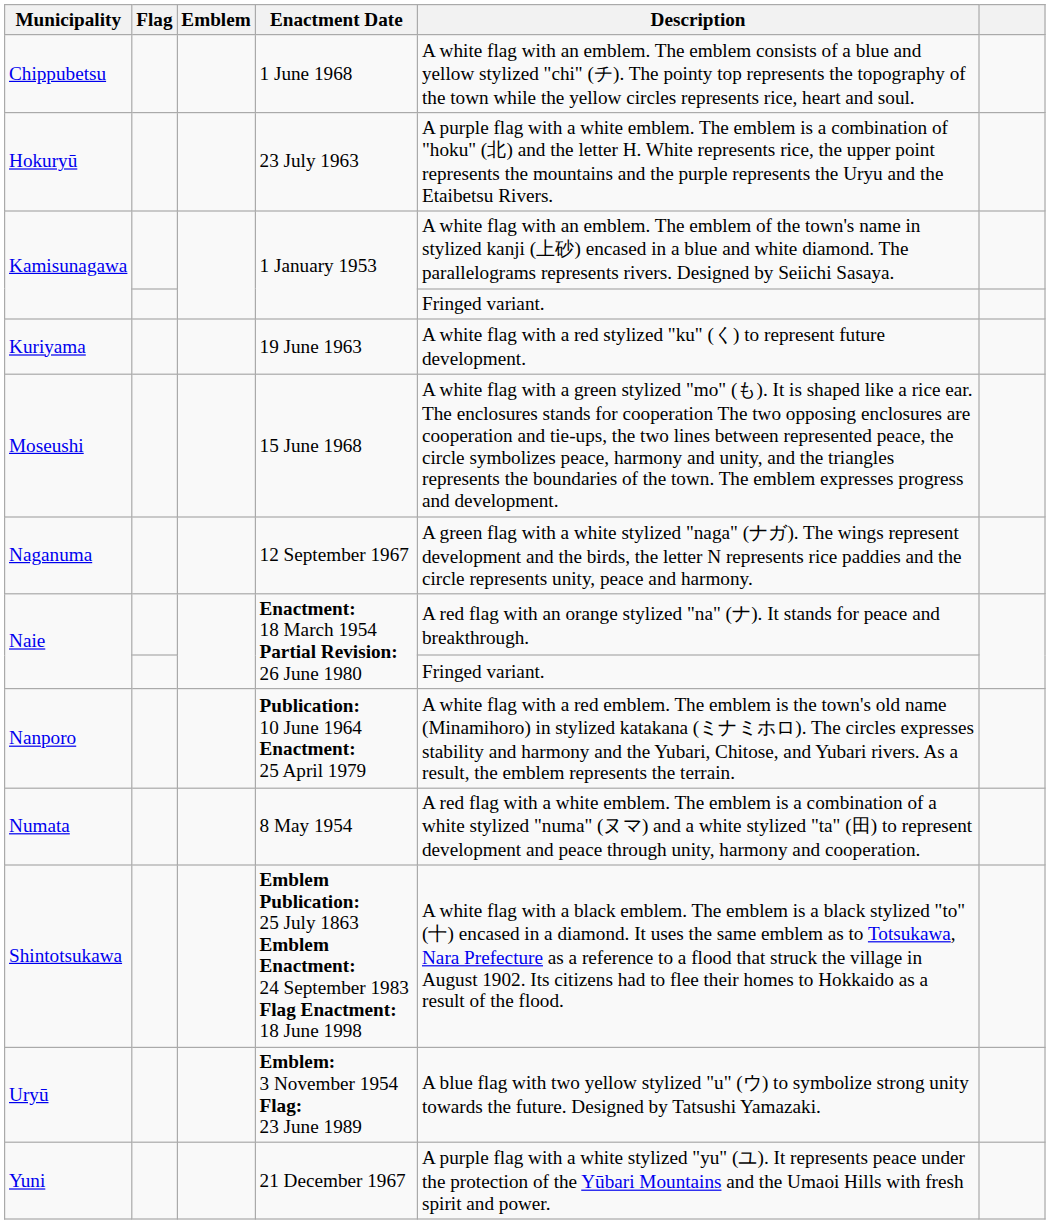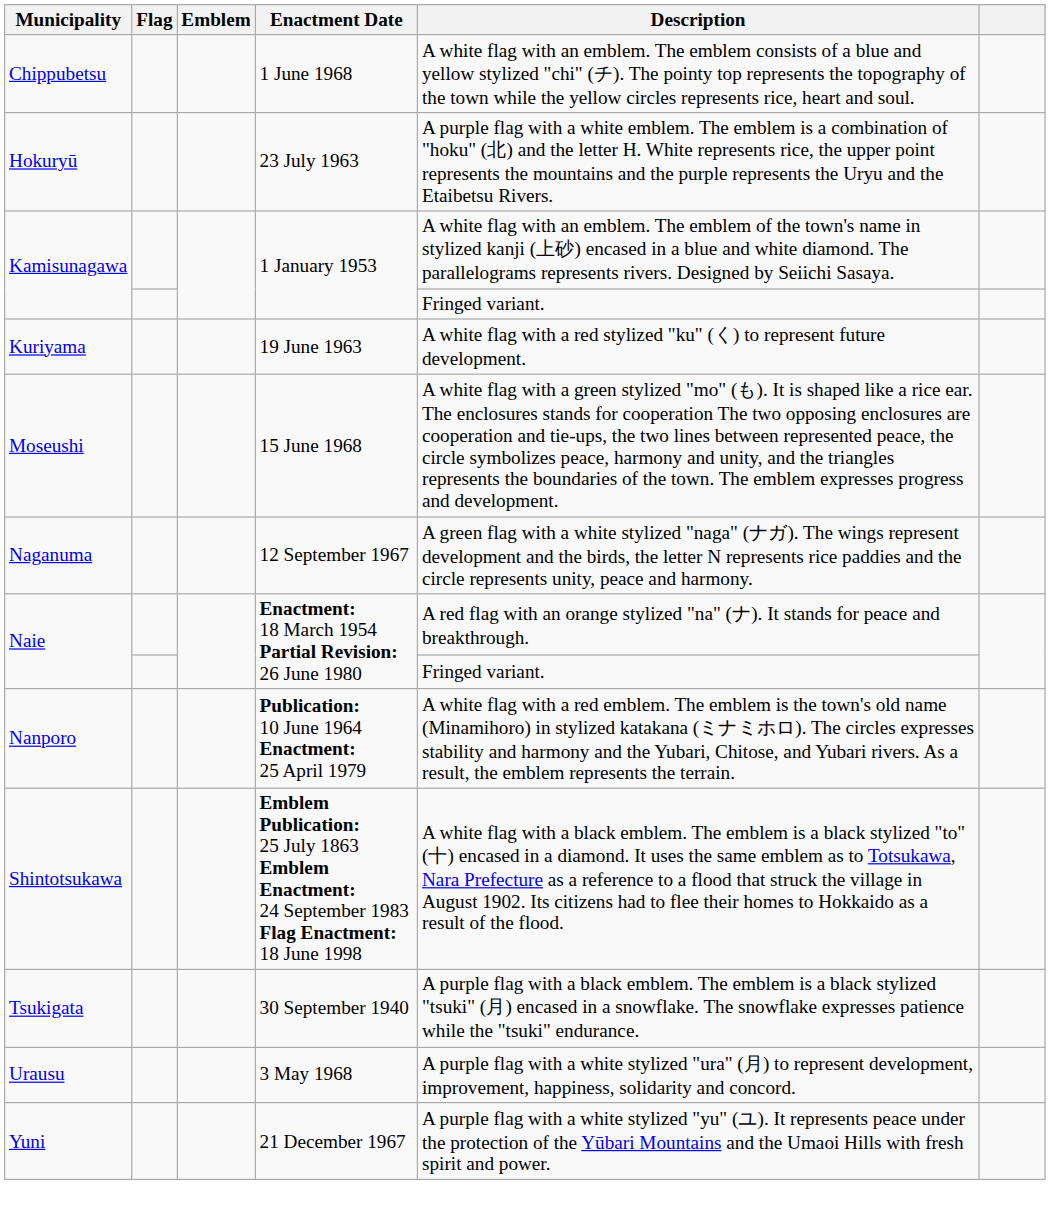- row: (39, 826)
+ row: (46, 1008)
+ row: (37, 1074)
- row: (29, 1094)
